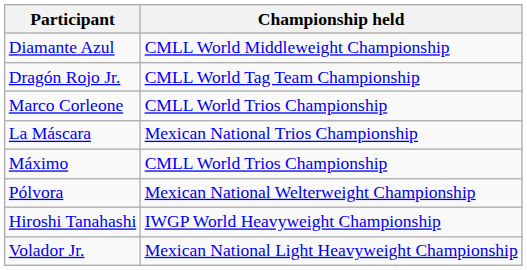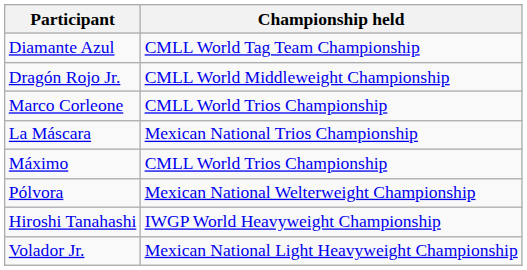(297, 47) CMLL World Middleweight Championship -> (282, 47) CMLL World Tag Team Championship
(282, 76) CMLL World Tag Team Championship -> (297, 76) CMLL World Middleweight Championship
